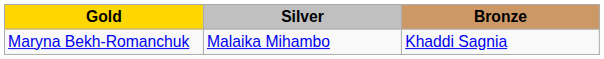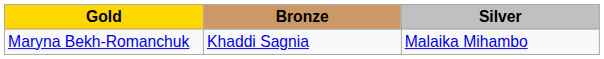columns swapped: (302, 16) <-> (500, 16)
